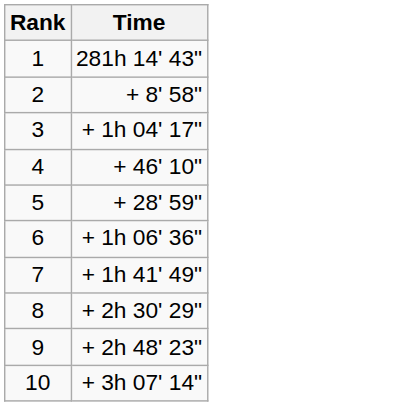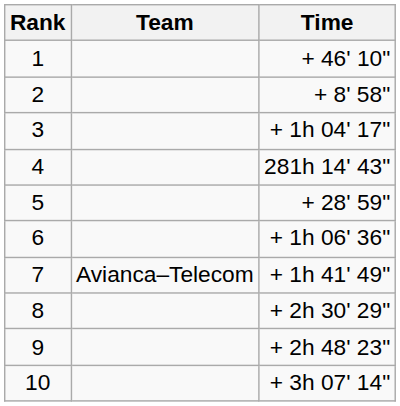+ column: (165, 22)
(139, 58) 281h 14' 43" -> (346, 58) + 46' 10"
(158, 166) + 46' 10" -> (327, 166) 281h 14' 43"
